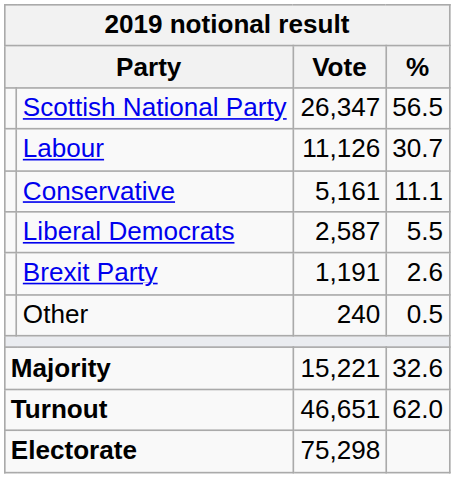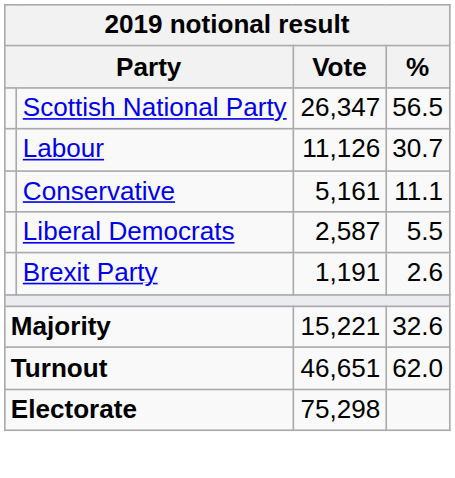- row: (55, 314)
